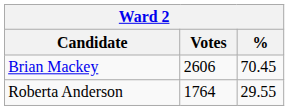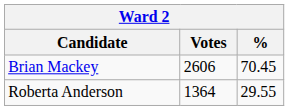(200, 92) 1764 -> (200, 92) 1364
